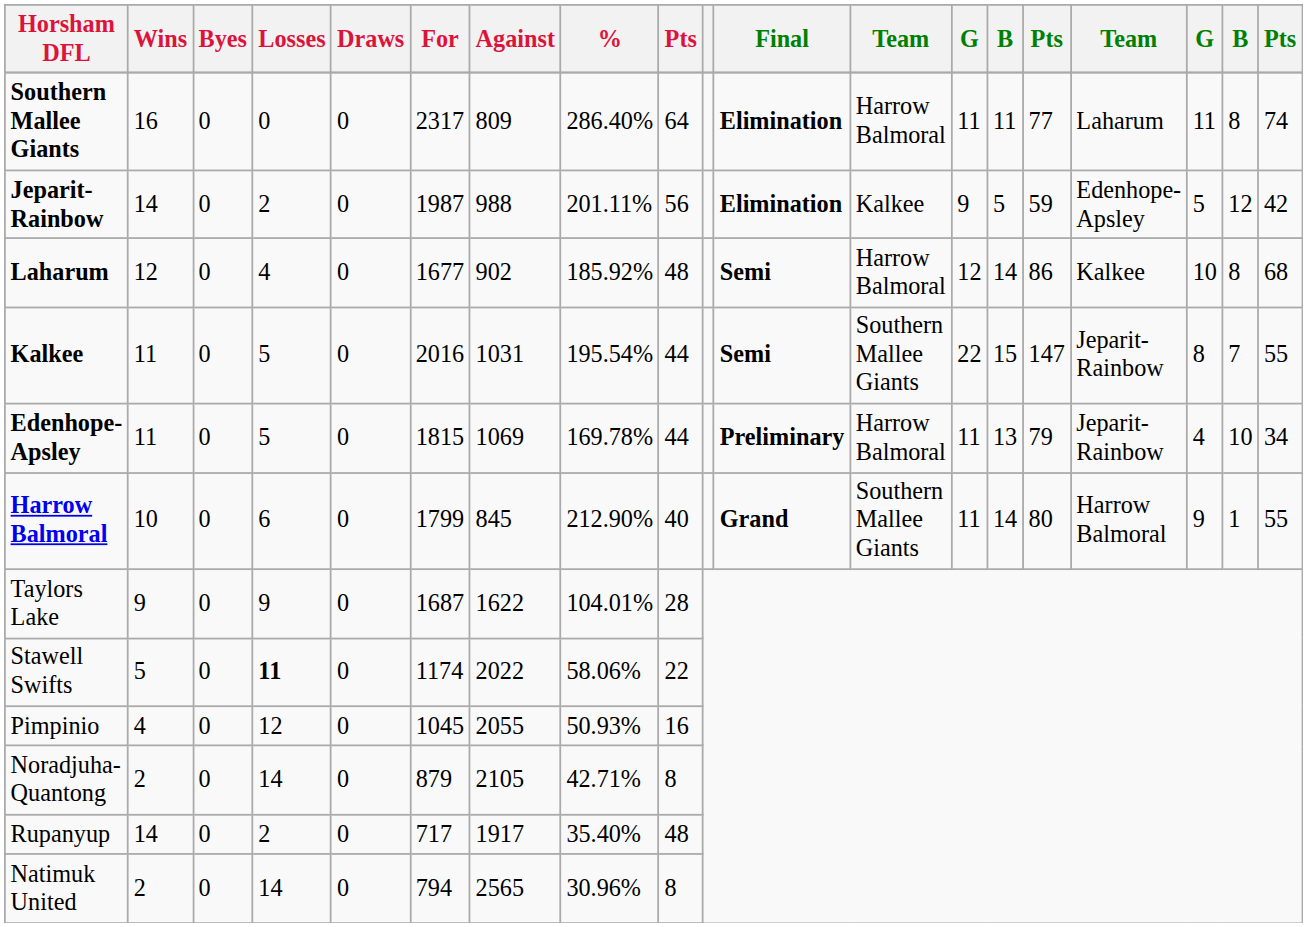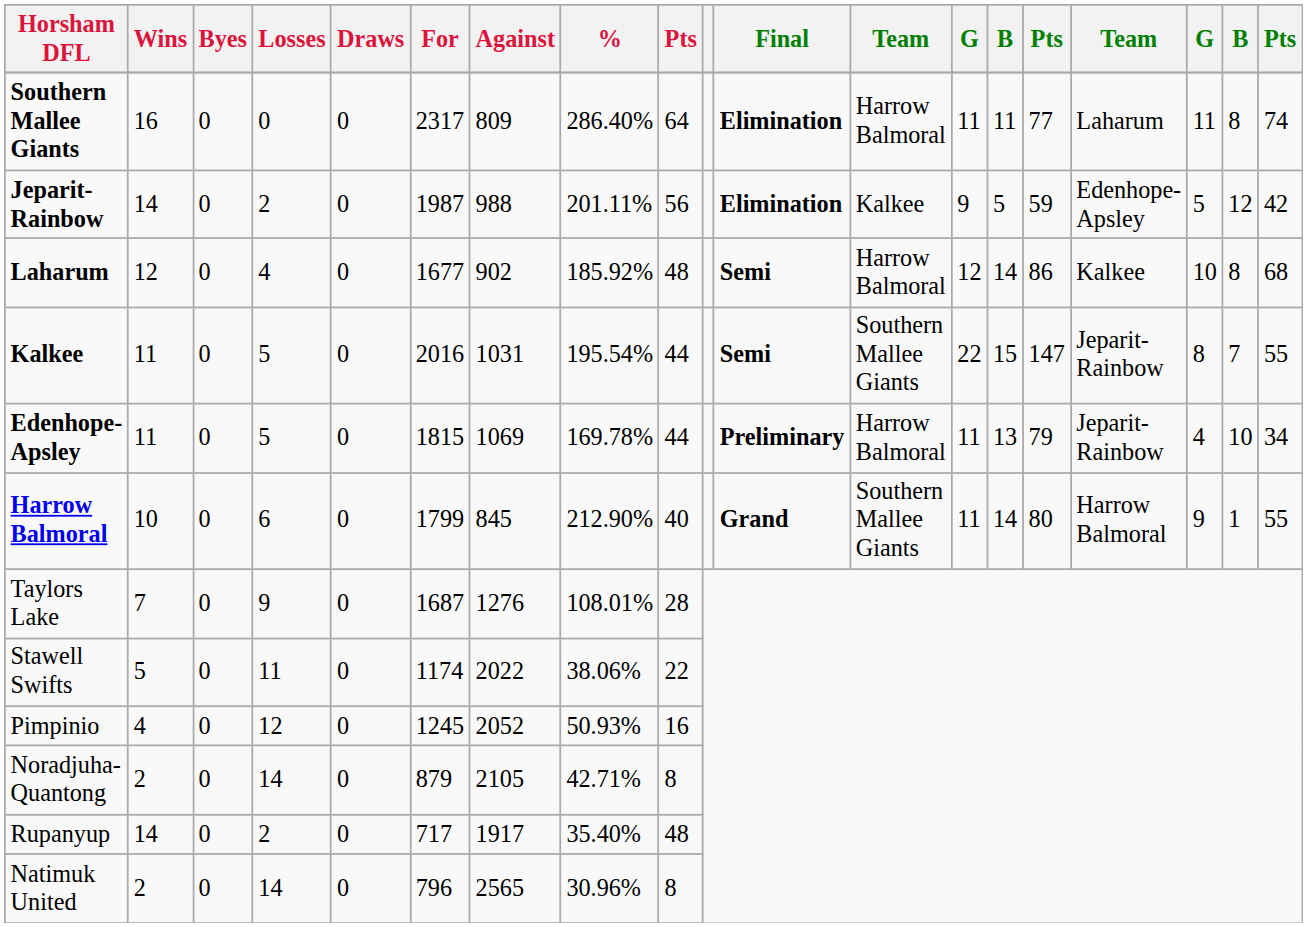(140, 602) 9 -> (140, 602) 7
(500, 602) 1622 -> (500, 602) 1276
(610, 602) 104.01% -> (610, 602) 108.01%
(270, 671) bold -> (270, 671) normal
(604, 671) 58.06% -> (604, 671) 38.06%
(440, 725) 1045 -> (440, 725) 1245
(500, 725) 2055 -> (500, 725) 2052
(434, 887) 794 -> (434, 887) 796
